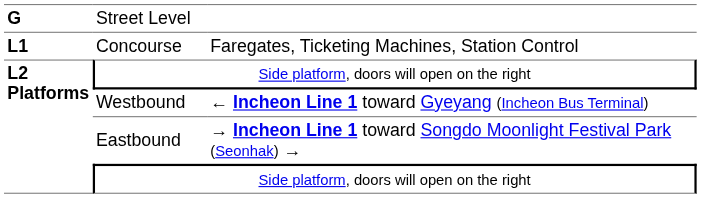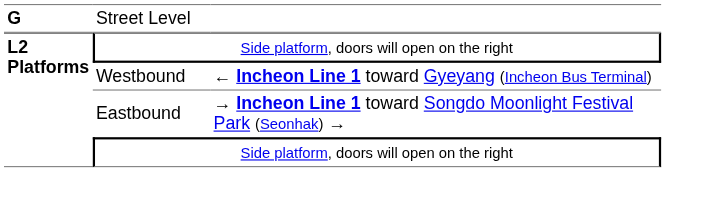- row: (139, 46)
